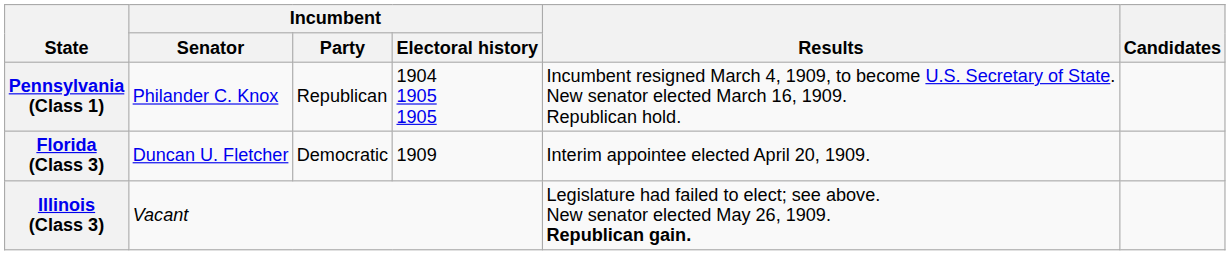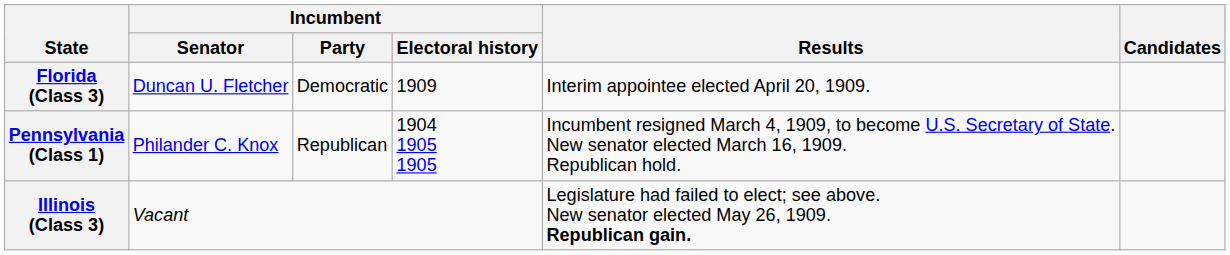rows swapped: (67, 96) <-> (67, 155)
